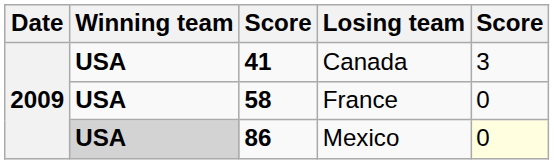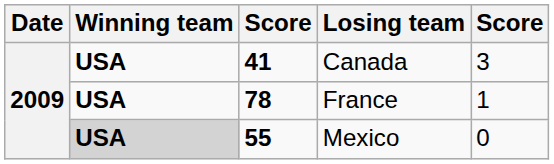(258, 100) 58 -> (258, 100) 78
(483, 100) 0 -> (483, 100) 1
(258, 138) 86 -> (258, 138) 55
(483, 138) lightyellow background -> (483, 138) no background
